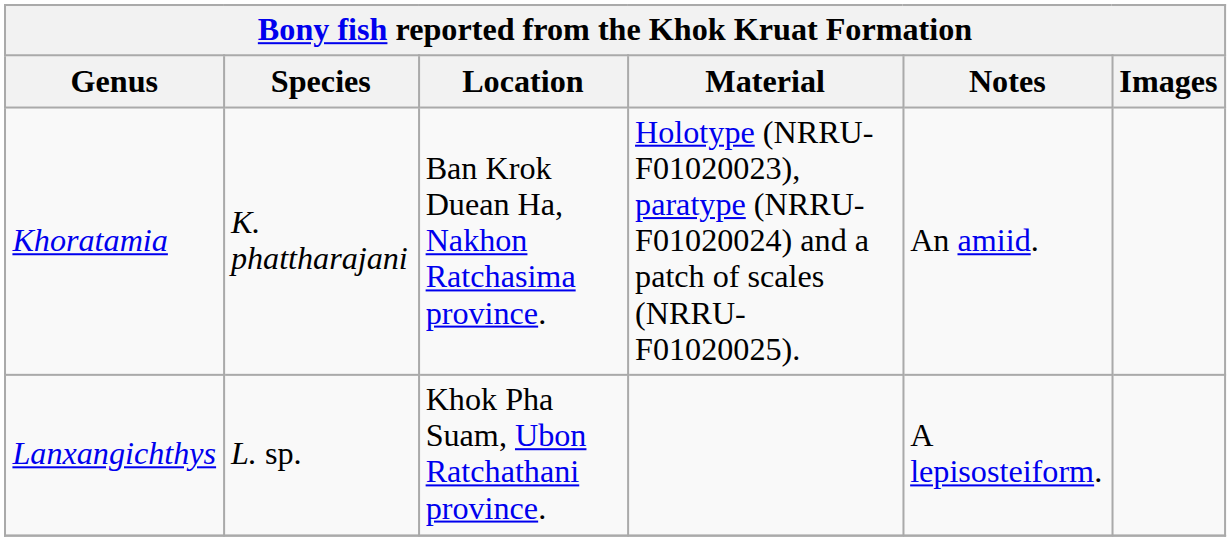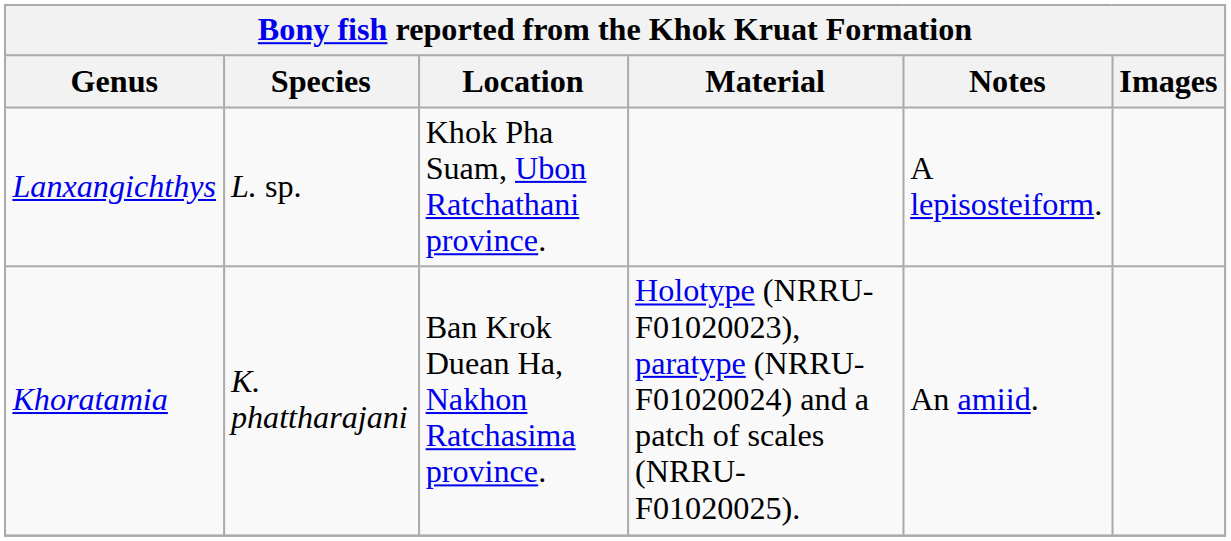rows swapped: (90, 240) <-> (114, 454)
